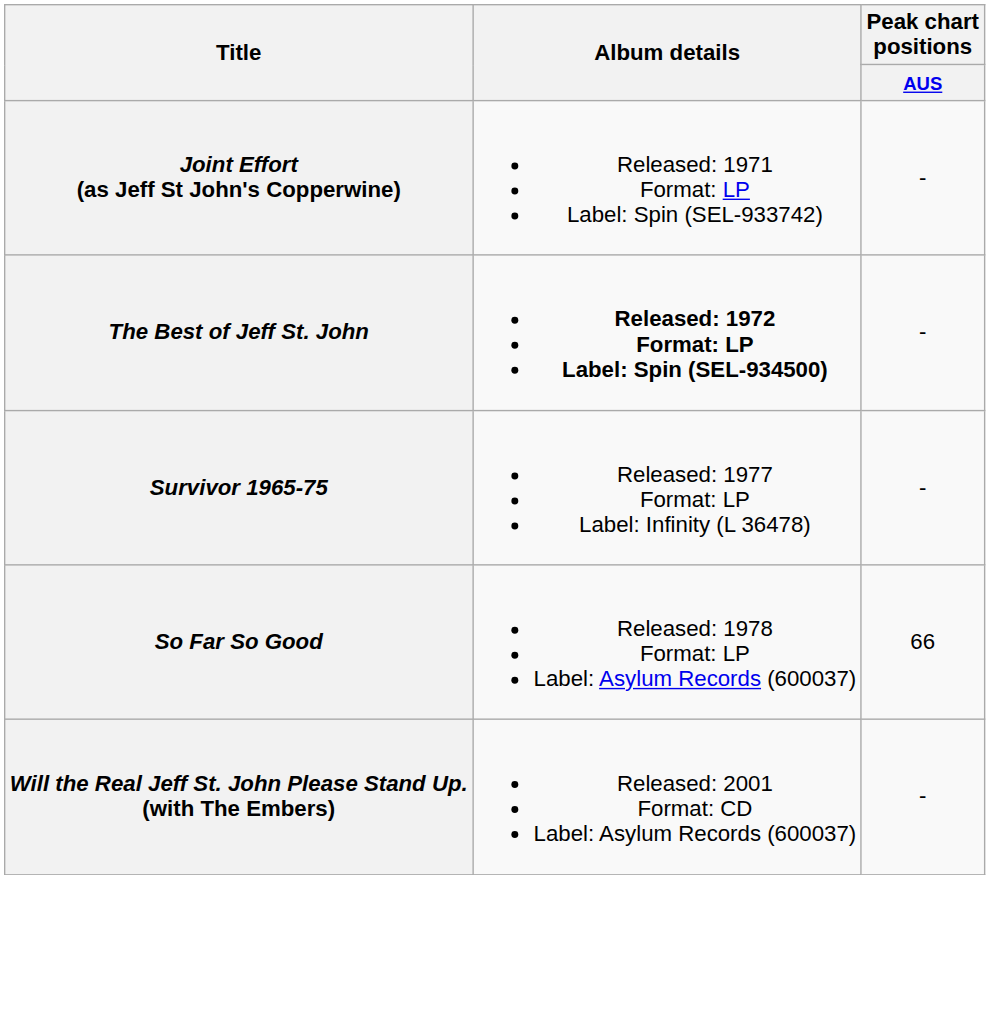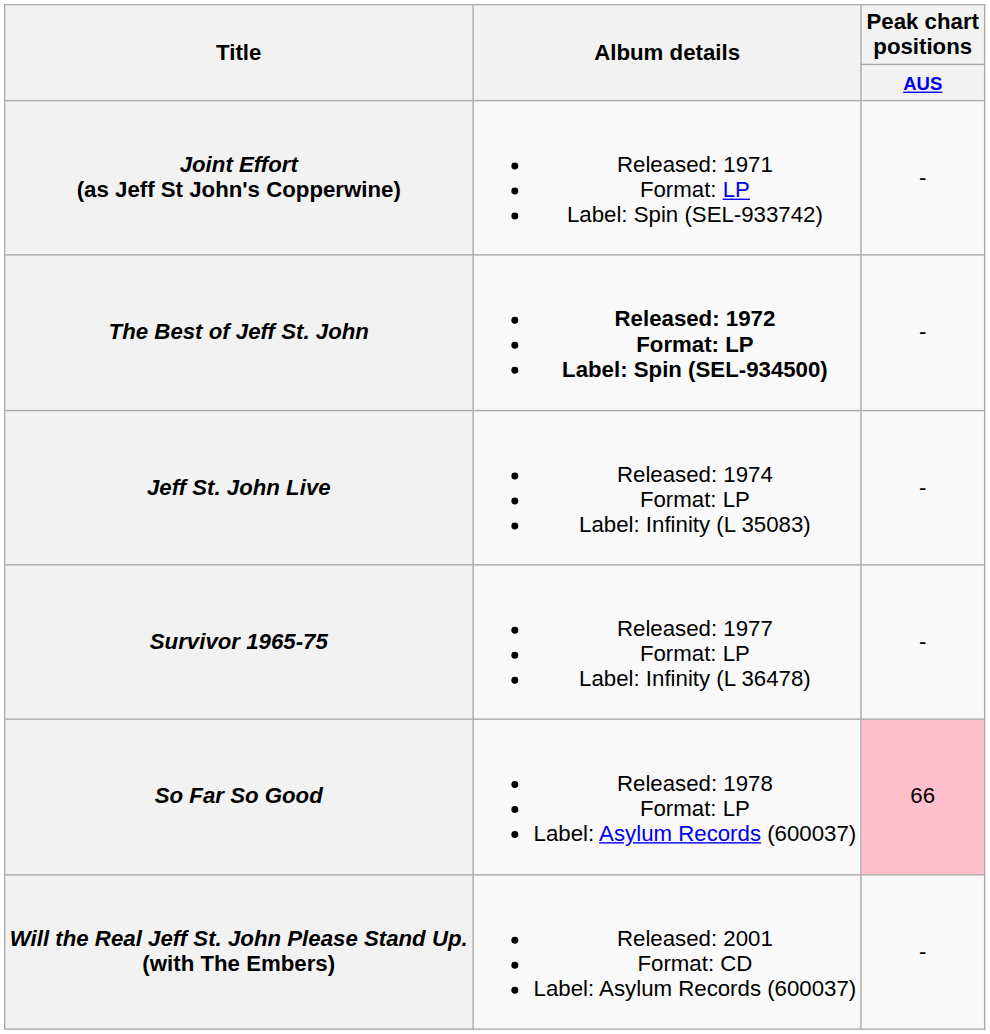+ row: (239, 487)
(923, 641) no background -> (923, 796) pink background
